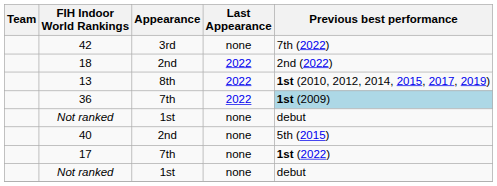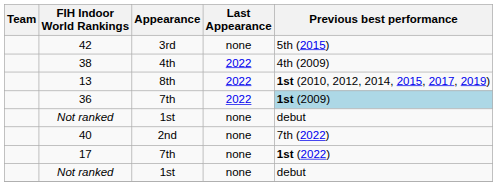(303, 44) 7th (2022) -> (303, 44) 5th (2015)
- row: (85, 63)
+ row: (85, 63)
(303, 136) 5th (2015) -> (303, 136) 7th (2022)
